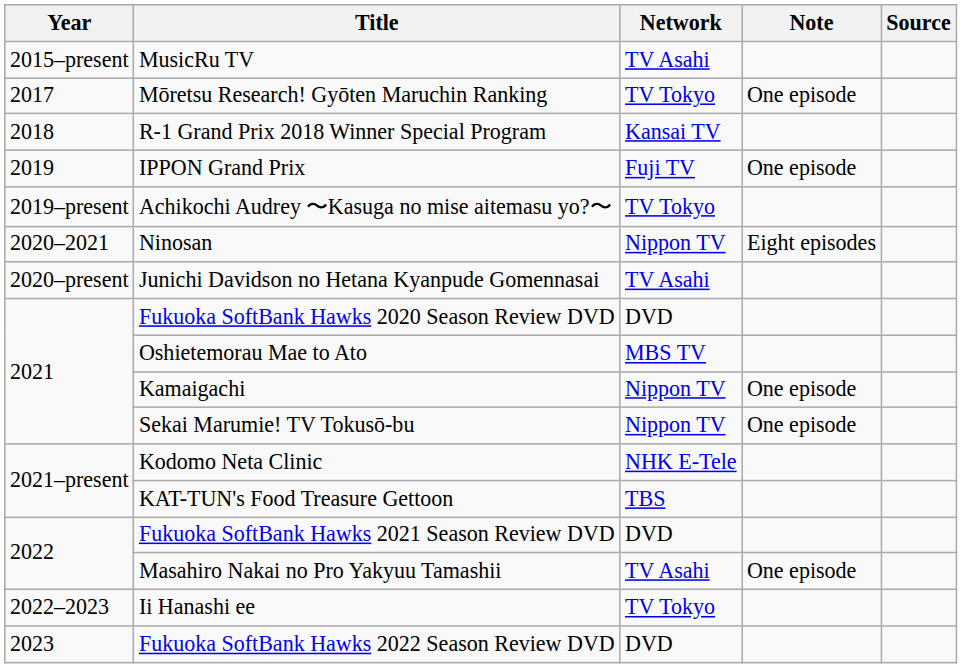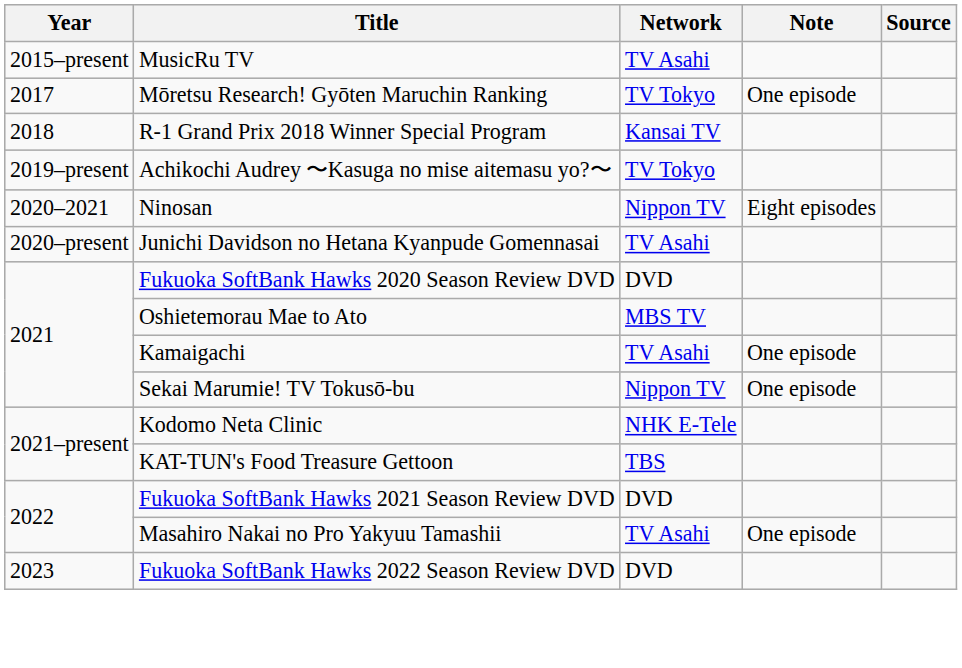- row: (222, 168)
(675, 389) Nippon TV -> (667, 353) TV Asahi
- row: (197, 607)
